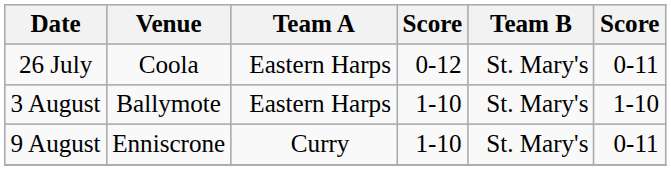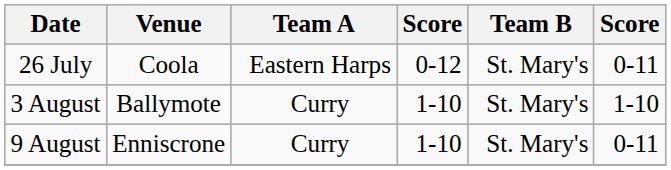(314, 104) Eastern Harps -> (314, 104) Curry
